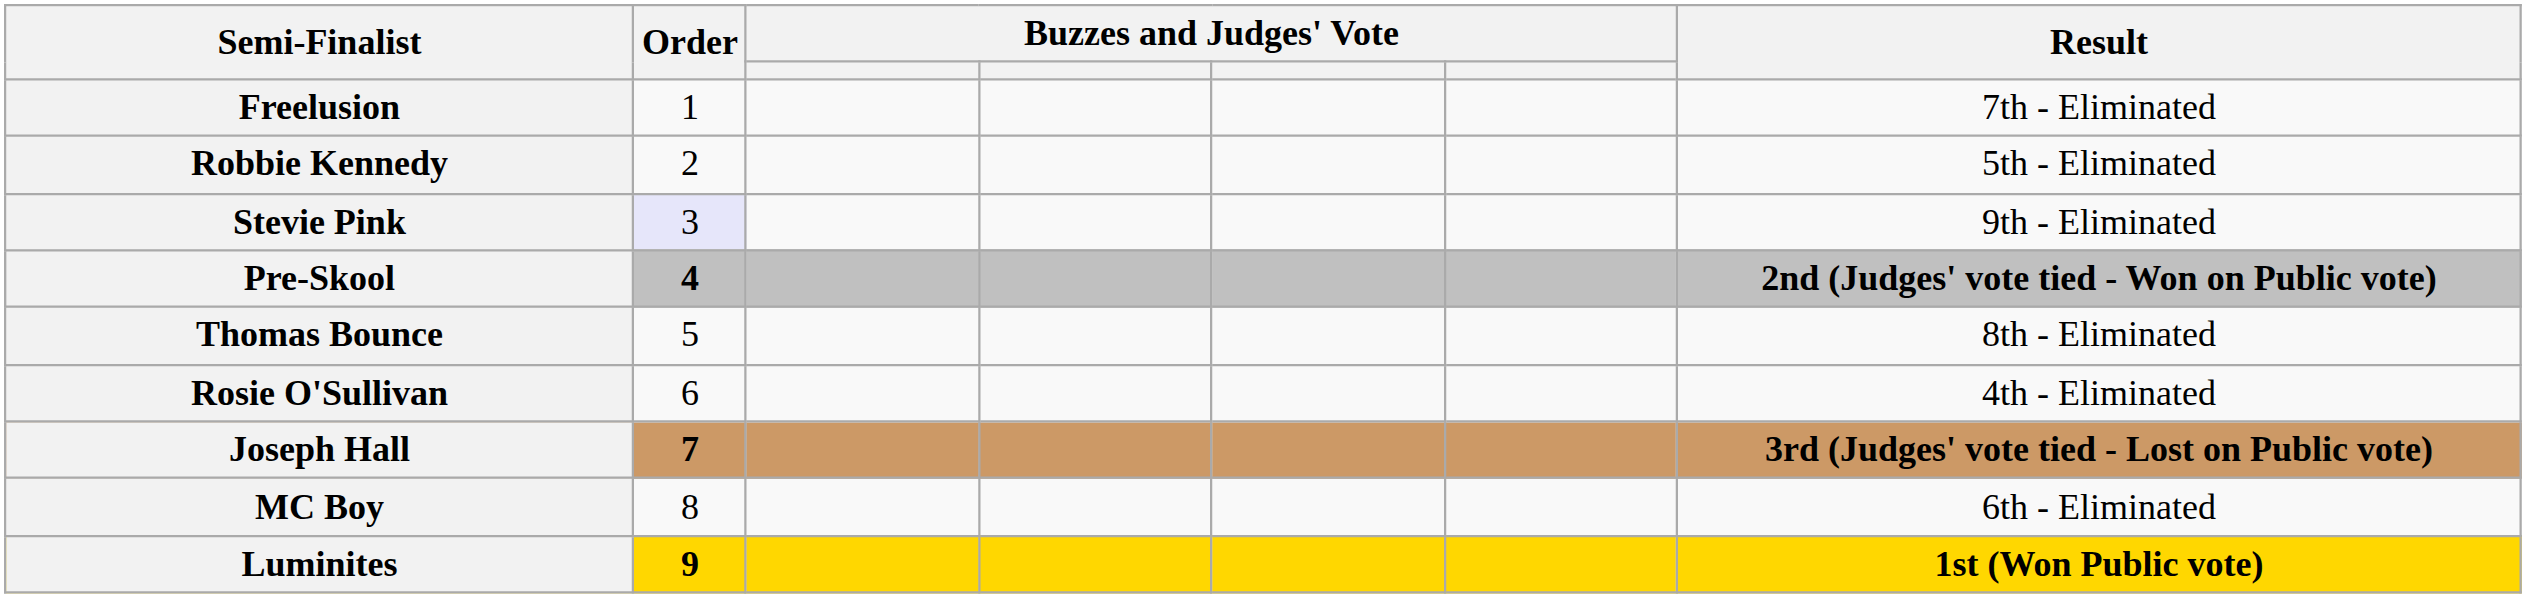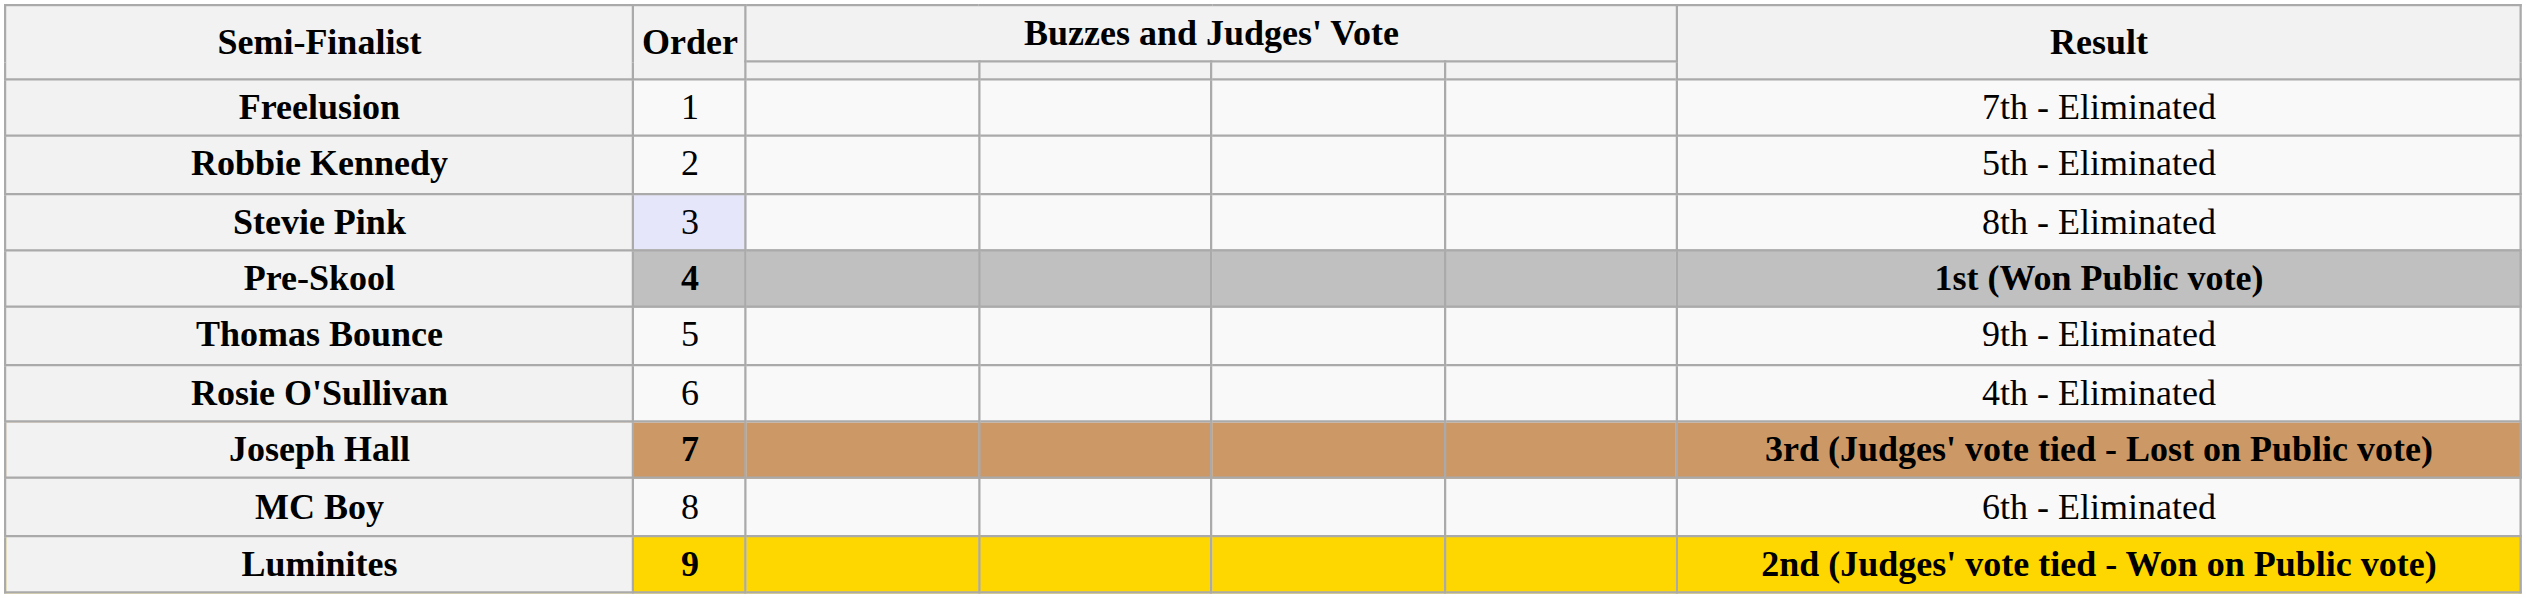(2099, 220) 9th - Eliminated -> (2099, 220) 8th - Eliminated
(2099, 278) 2nd (Judges' vote tied - Won on Public vote) -> (2099, 278) 1st (Won Public vote)
(2099, 335) 8th - Eliminated -> (2099, 335) 9th - Eliminated
(2099, 563) 1st (Won Public vote) -> (2099, 563) 2nd (Judges' vote tied - Won on Public vote)
